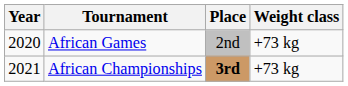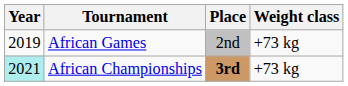(24, 42) 2020 -> (24, 42) 2019
(24, 68) no background -> (24, 68) paleturquoise background
